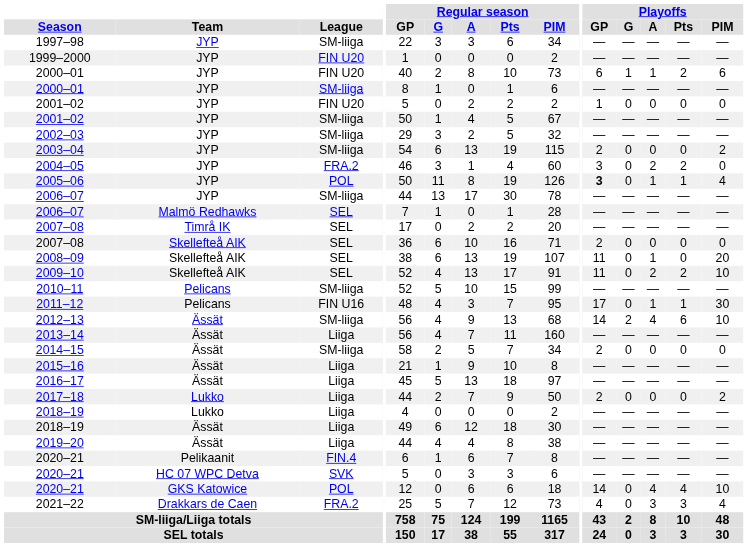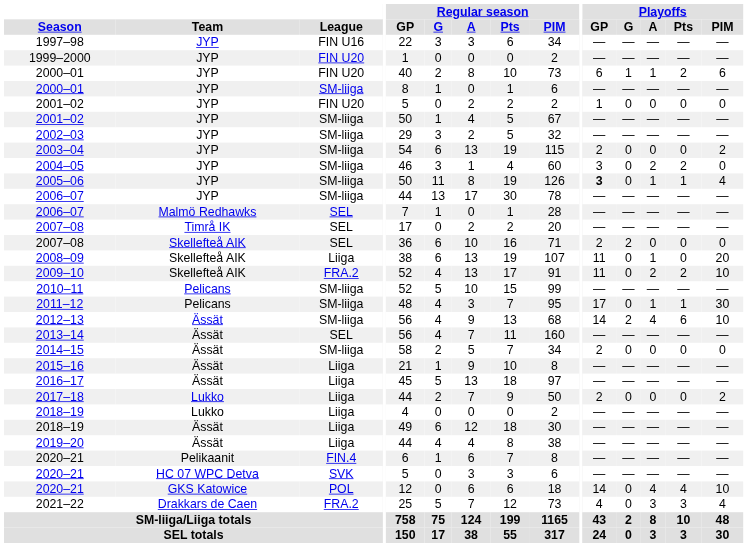(341, 42) SM-liiga -> (341, 42) FIN U16
(341, 165) FRA.2 -> (341, 165) SM-liiga
(341, 181) POL -> (341, 181) SM-liiga
(629, 242) 0 -> (629, 242) 2
(341, 258) SEL -> (341, 258) Liiga
(341, 273) SEL -> (341, 273) FRA.2
(341, 304) FIN U16 -> (341, 304) SM-liiga
(341, 335) Liiga -> (341, 335) SEL
